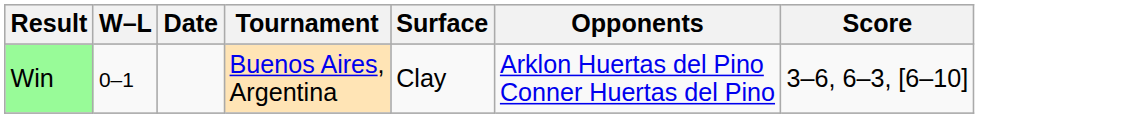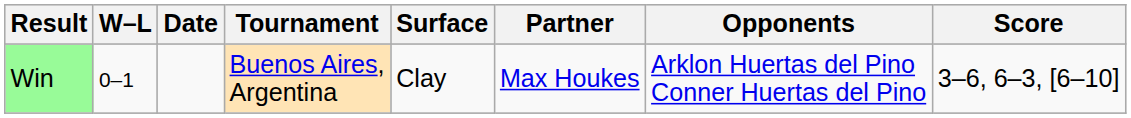+ column: (570, 24)
